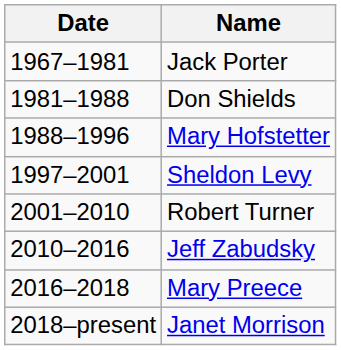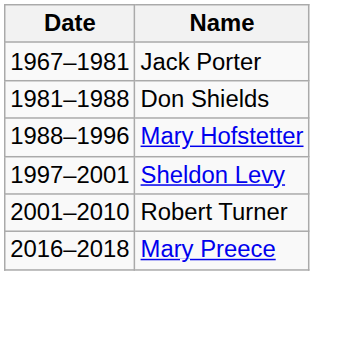- row: (241, 250)
- row: (246, 325)
